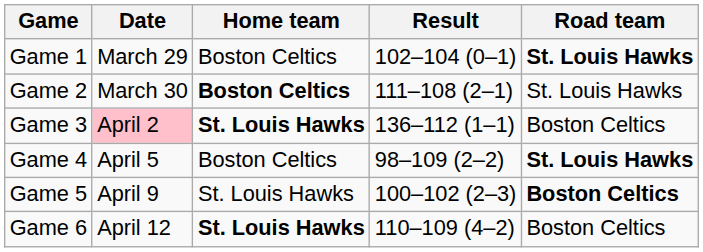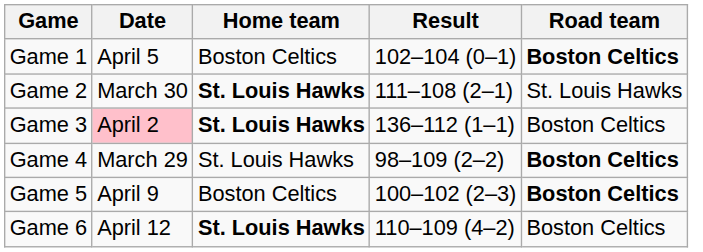(142, 56) March 29 -> (128, 56) April 5
(610, 56) St. Louis Hawks -> (603, 56) Boston Celtics
(274, 90) Boston Celtics -> (281, 90) St. Louis Hawks
(128, 159) April 5 -> (142, 159) March 29
(267, 159) Boston Celtics -> (276, 159) St. Louis Hawks
(610, 159) St. Louis Hawks -> (603, 159) Boston Celtics
(276, 194) St. Louis Hawks -> (267, 194) Boston Celtics
